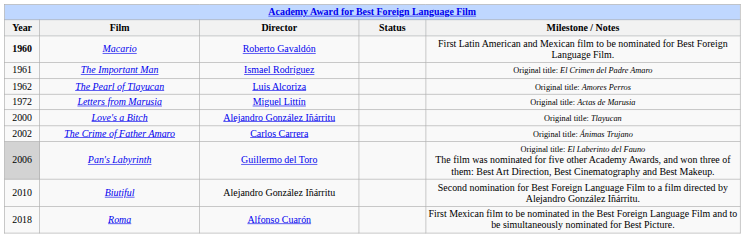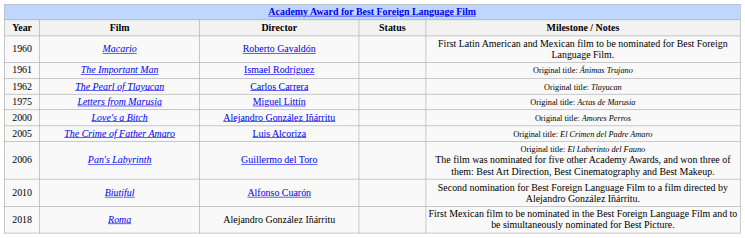(22, 49) bold -> (22, 49) normal
(583, 71) Original title: El Crimen del Padre Amaro -> (583, 71) Original title: Ánimas Trujano
(279, 86) Luis Alcoriza -> (279, 86) Carlos Carrera
(583, 87) Original title: Amores Perros -> (583, 87) Original title: Tlayucan
(22, 102) 1972 -> (22, 102) 1975
(583, 118) Original title: Tlayucan -> (583, 118) Original title: Amores Perros
(22, 133) 2002 -> (22, 133) 2005
(279, 133) Carlos Carrera -> (279, 133) Luis Alcoriza
(583, 134) Original title: Ánimas Trujano -> (583, 134) Original title: El Crimen del Padre Amaro
(22, 160) lightgrey background -> (22, 160) no background
(279, 193) Alejandro González Iñárritu -> (279, 193) Alfonso Cuarón
(279, 219) Alfonso Cuarón -> (279, 219) Alejandro González Iñárritu
